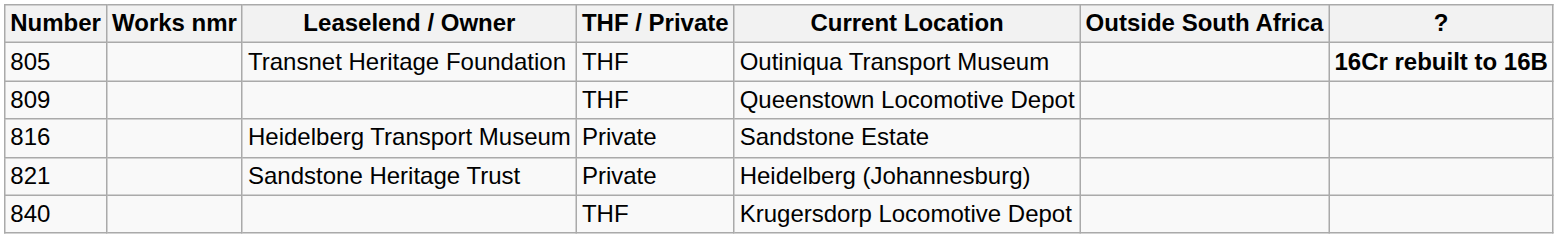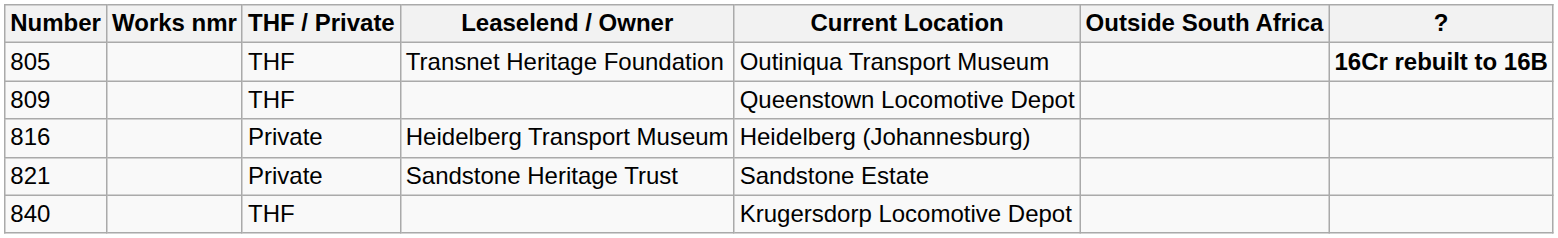columns swapped: (655, 23) <-> (409, 23)
(834, 137) Sandstone Estate -> (885, 137) Heidelberg (Johannesburg)
(885, 175) Heidelberg (Johannesburg) -> (834, 175) Sandstone Estate
